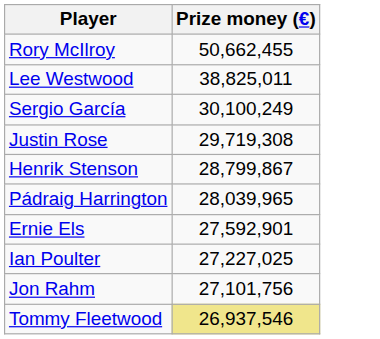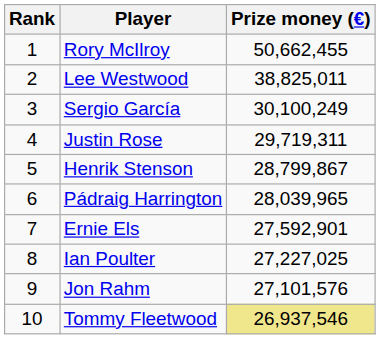+ column: (32, 19)
(246, 139) 29,719,308 -> (301, 139) 29,719,311
(246, 288) 27,101,756 -> (301, 288) 27,101,576
